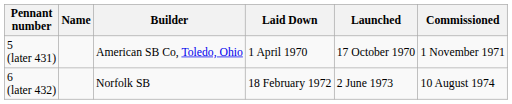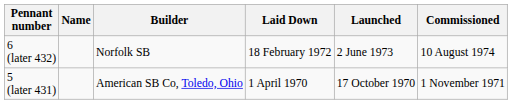rows swapped: (32, 51) <-> (32, 83)
